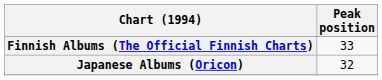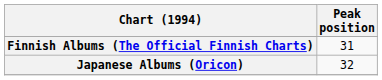(347, 46) 33 -> (347, 46) 31
